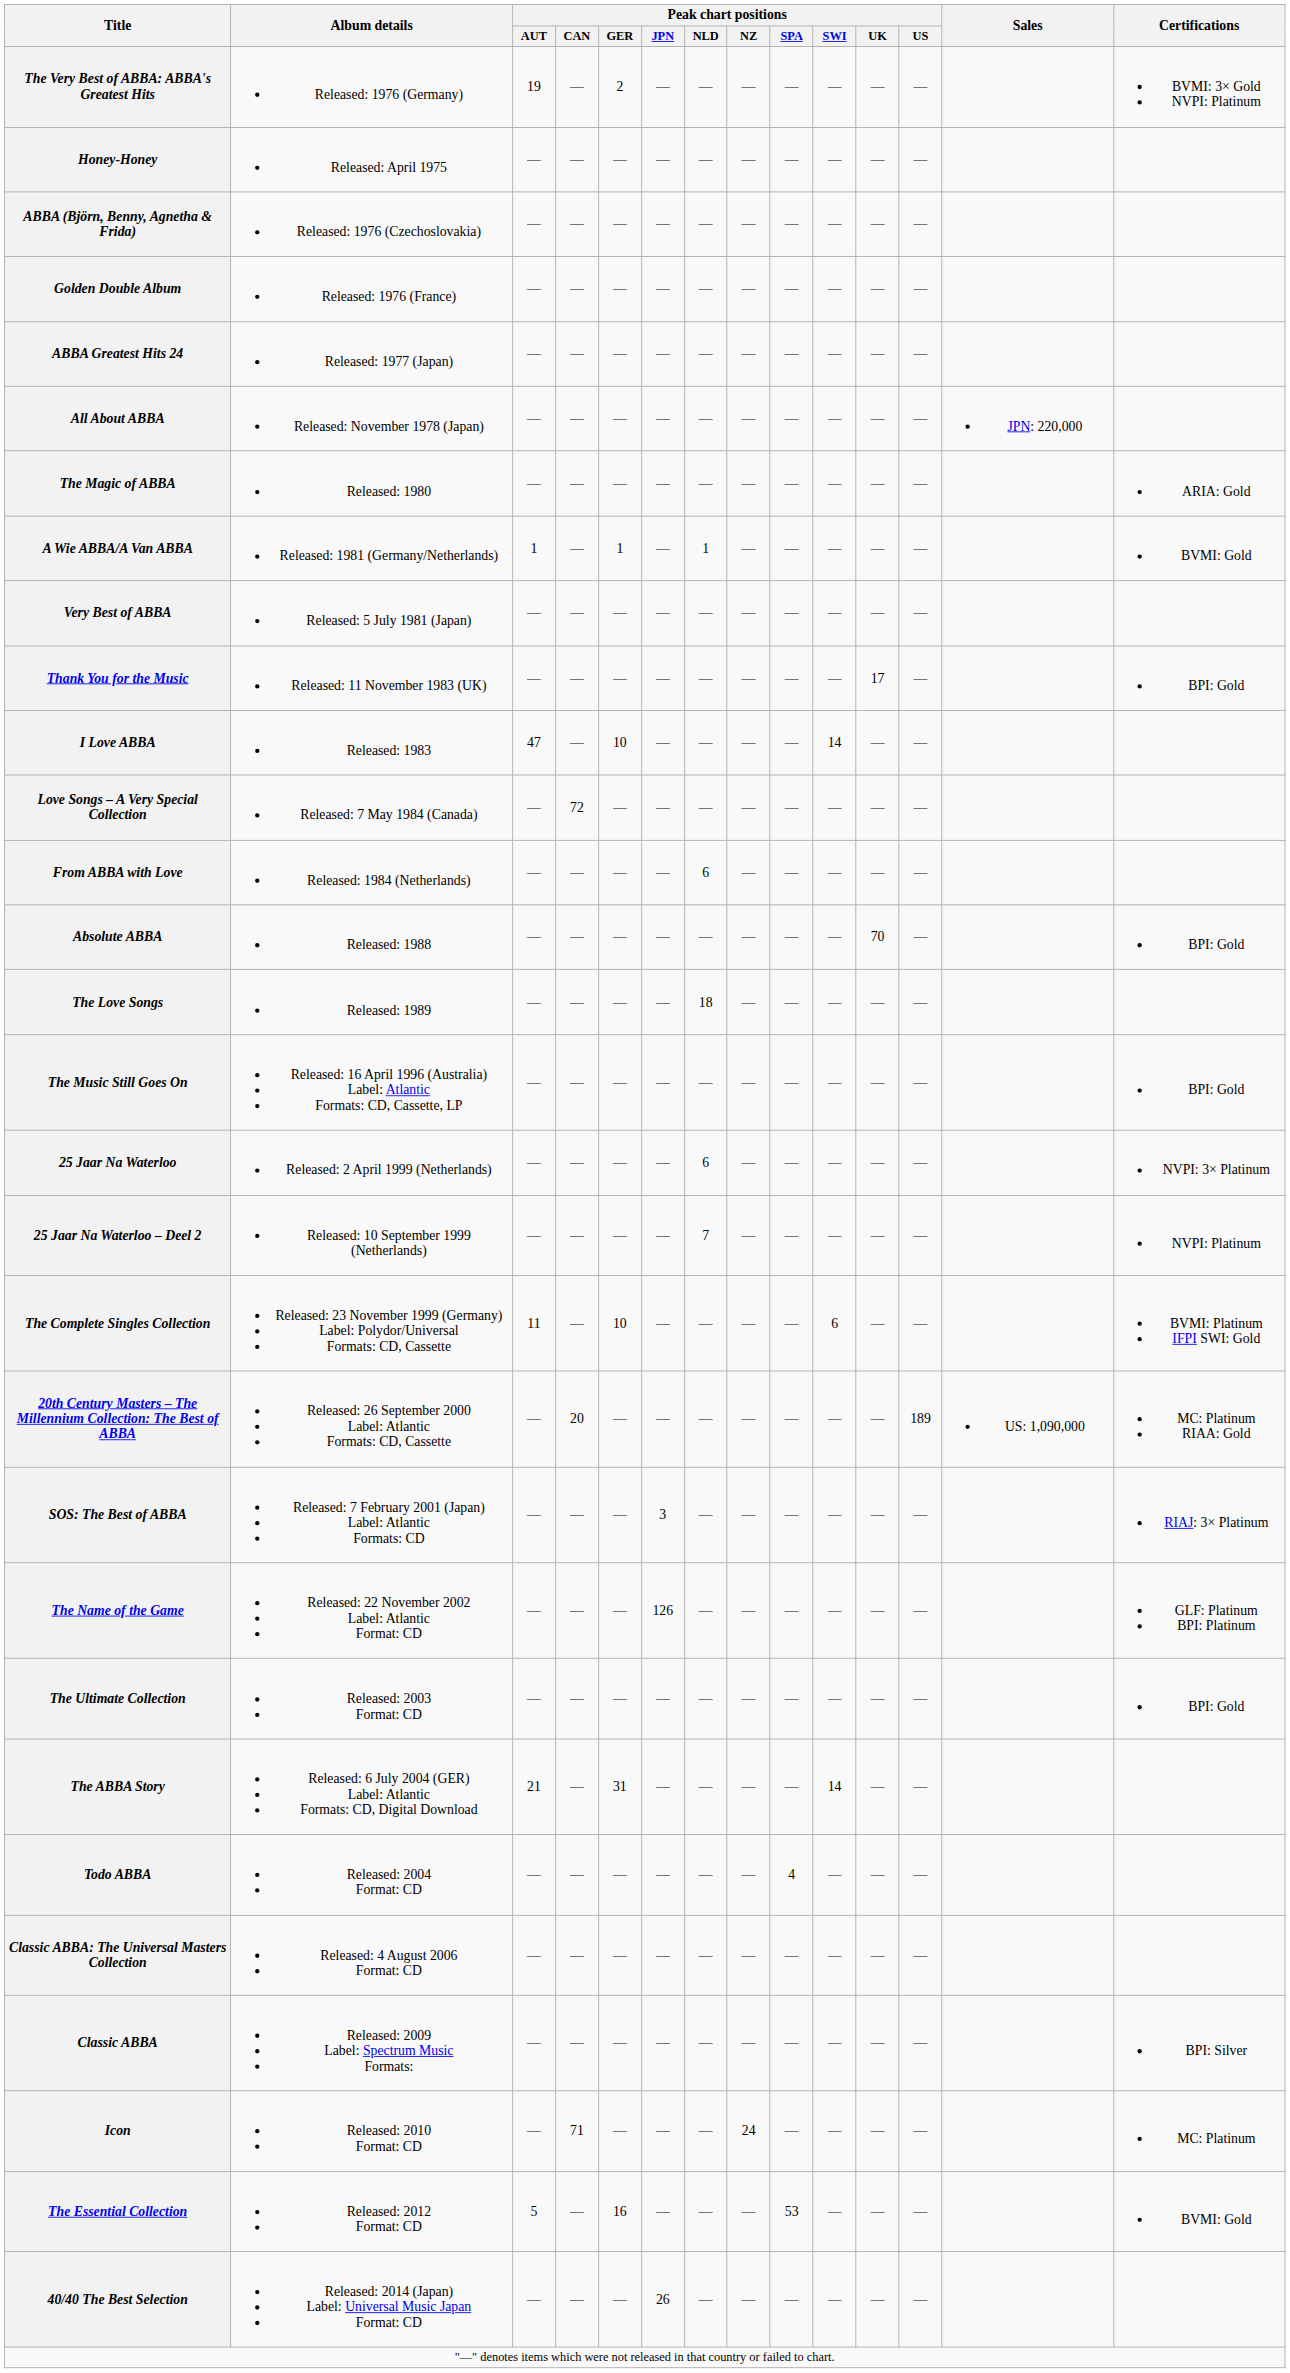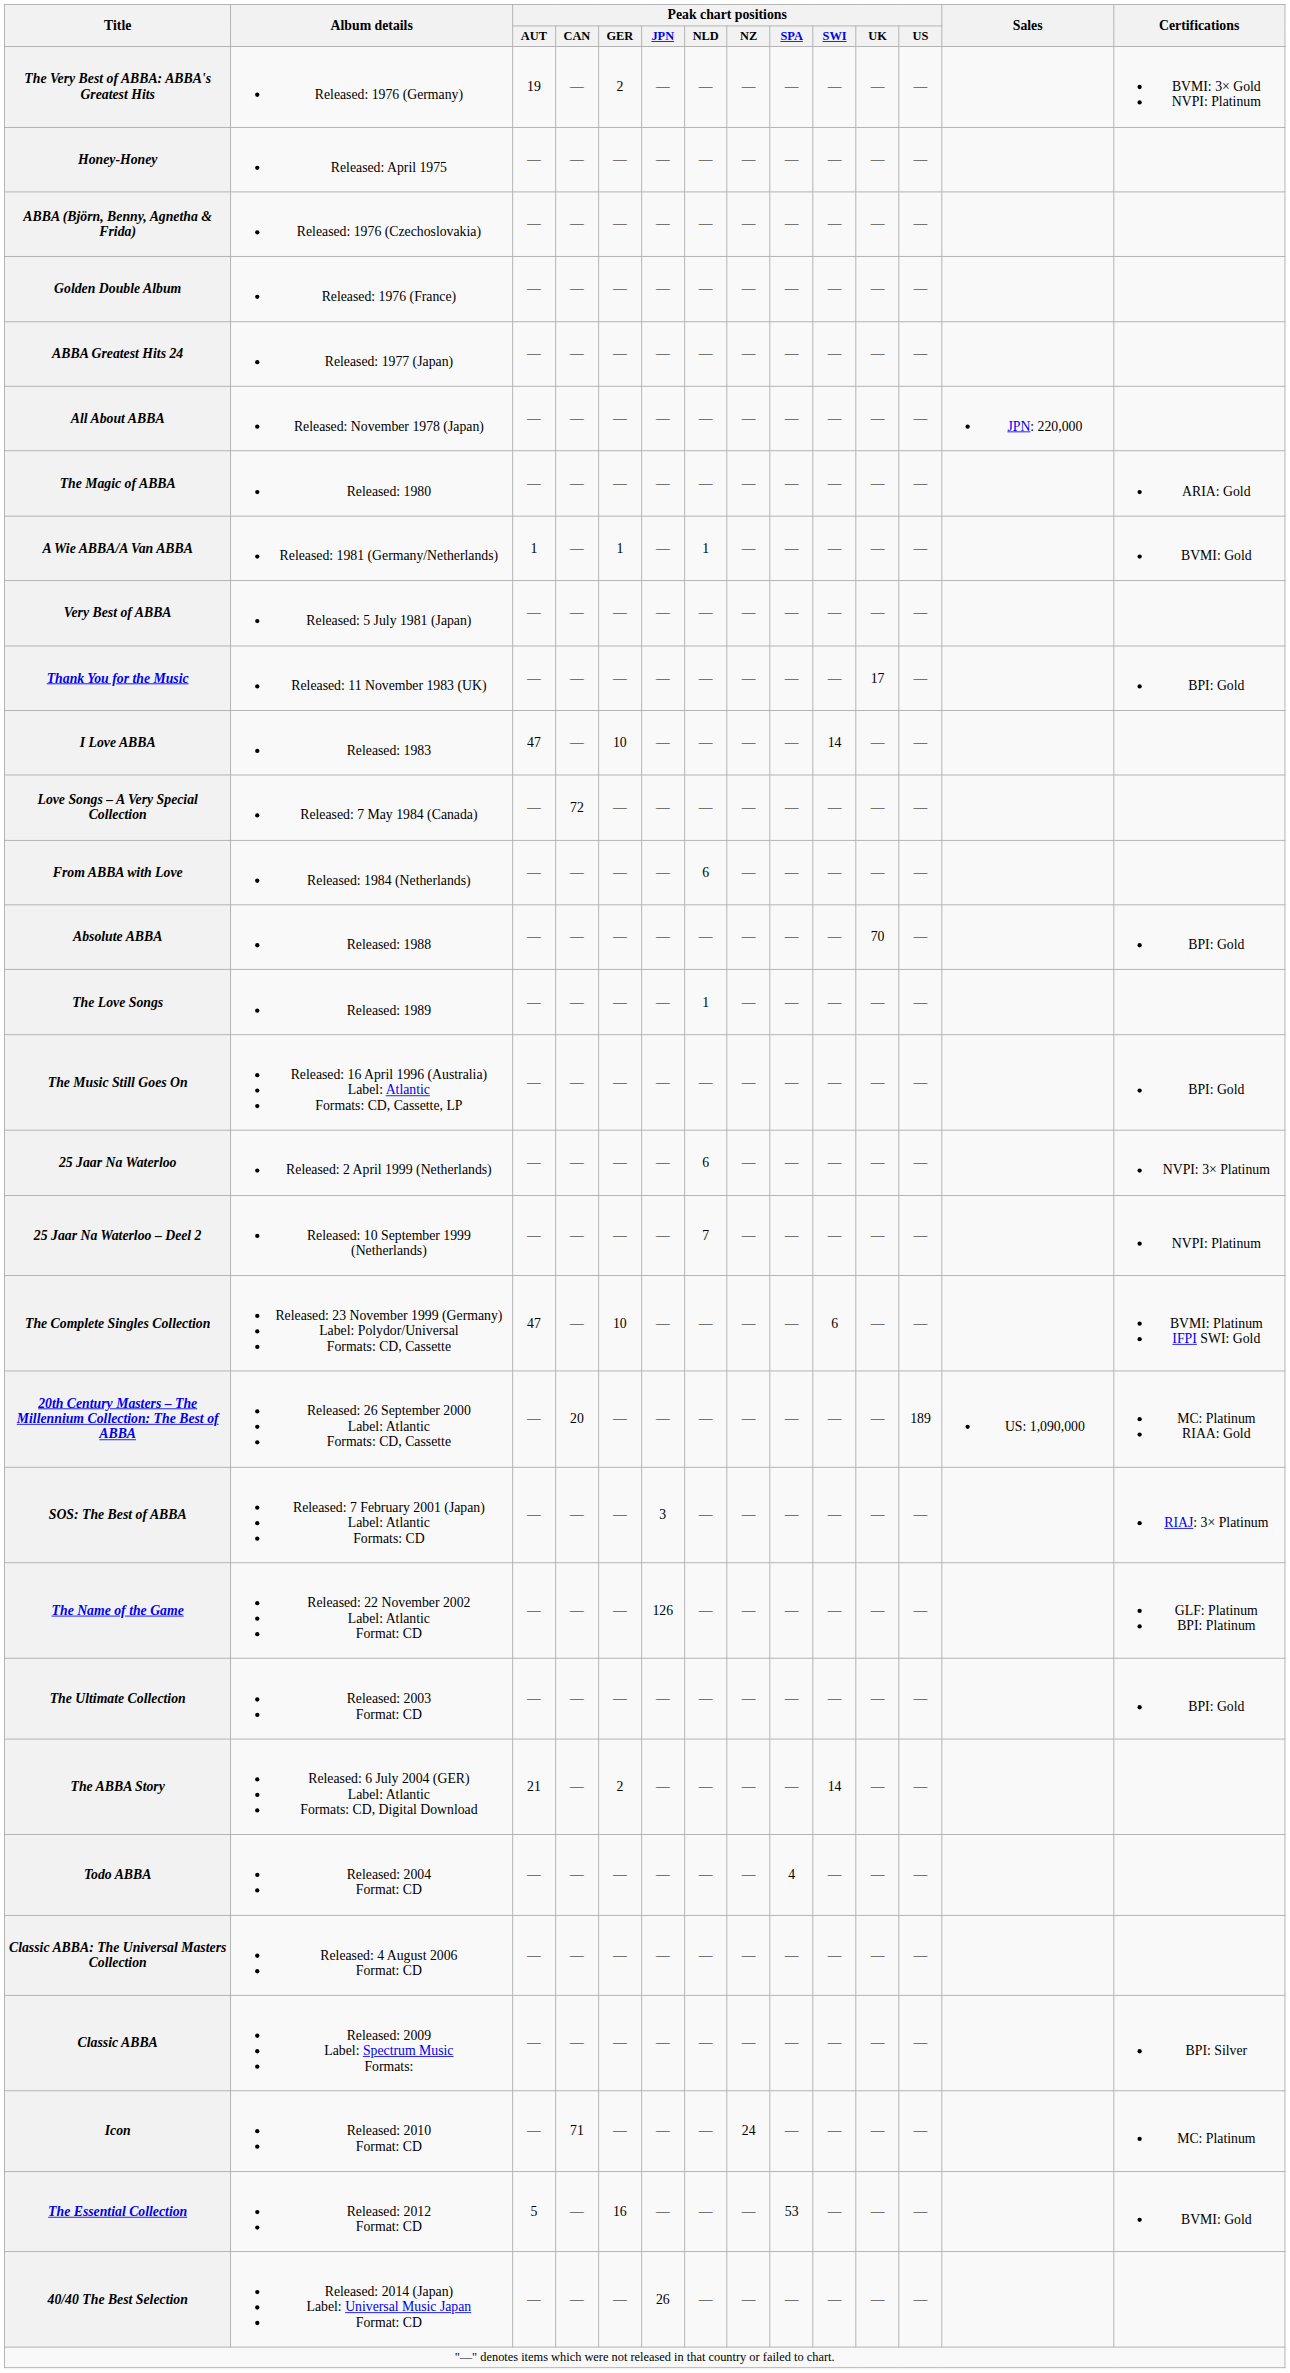(706, 1002) 18 -> (706, 1002) 1
(534, 1323) 11 -> (534, 1323) 47
(620, 1786) 31 -> (620, 1786) 2
